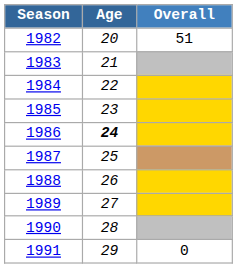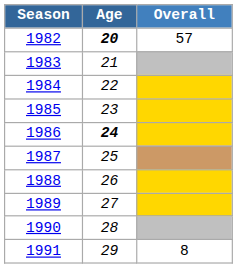(109, 40) normal -> (109, 40) bold
(184, 40) 51 -> (184, 40) 57
(184, 252) 0 -> (184, 252) 8
